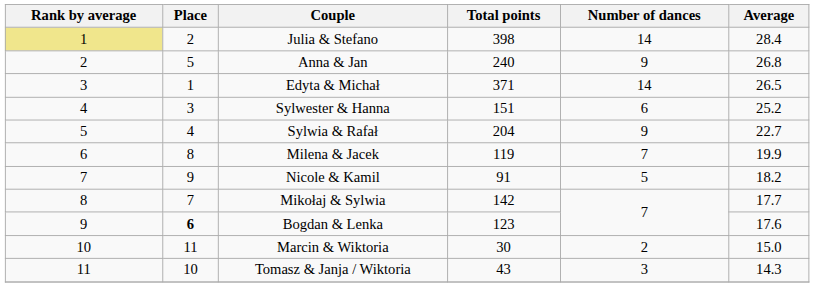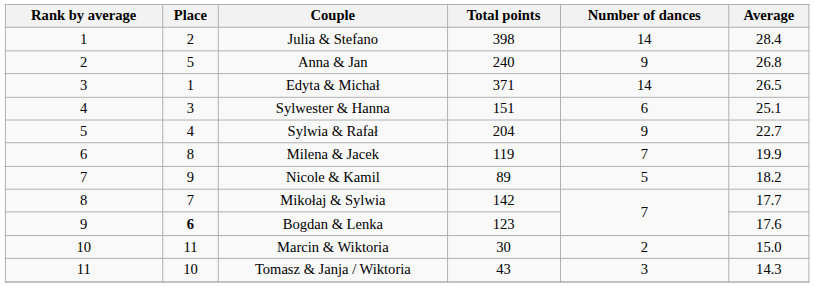(84, 39) khaki background -> (84, 39) no background
(769, 108) 25.2 -> (769, 108) 25.1
(504, 177) 91 -> (504, 177) 89
